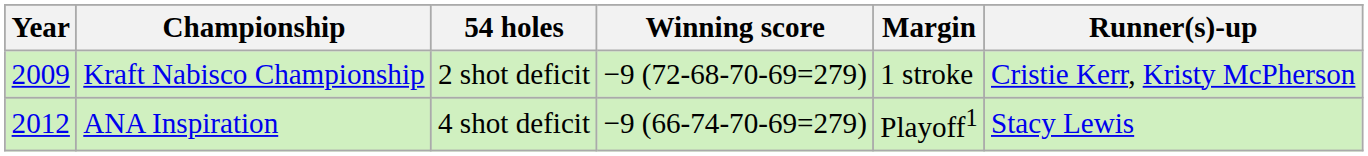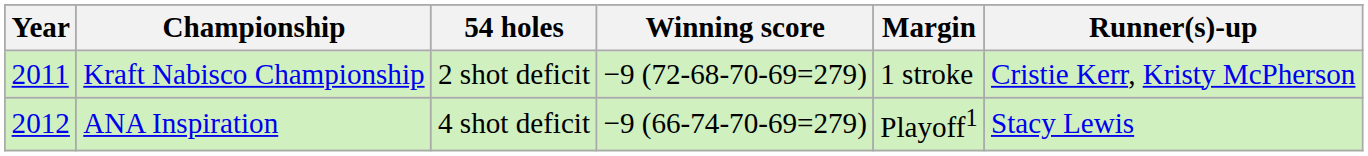(41, 73) 2009 -> (40, 73) 2011
